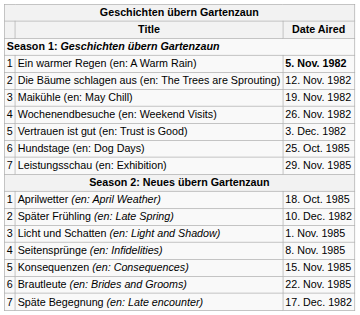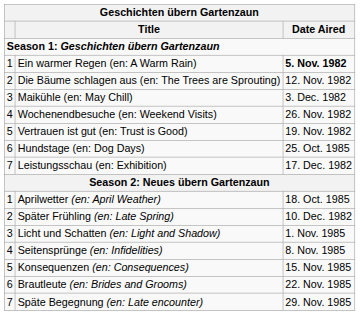(318, 98) 19. Nov. 1982 -> (316, 98) 3. Dec. 1982
(316, 132) 3. Dec. 1982 -> (318, 132) 19. Nov. 1982
(318, 166) 29. Nov. 1985 -> (319, 166) 17. Dec. 1982
(319, 302) 17. Dec. 1982 -> (318, 302) 29. Nov. 1985
